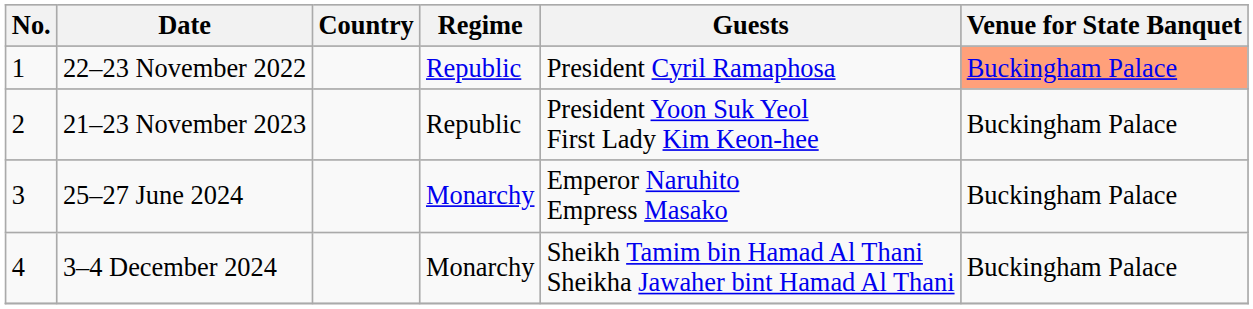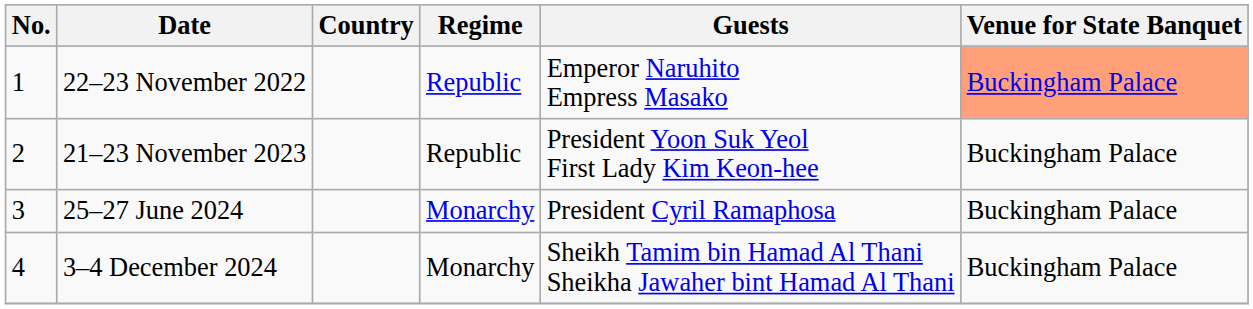(691, 67) President Cyril Ramaphosa -> (643, 82) Emperor Naruhito Empress Masako
(643, 195) Emperor Naruhito Empress Masako -> (691, 210) President Cyril Ramaphosa
